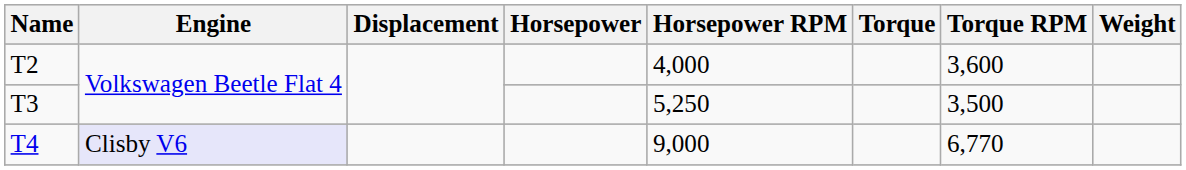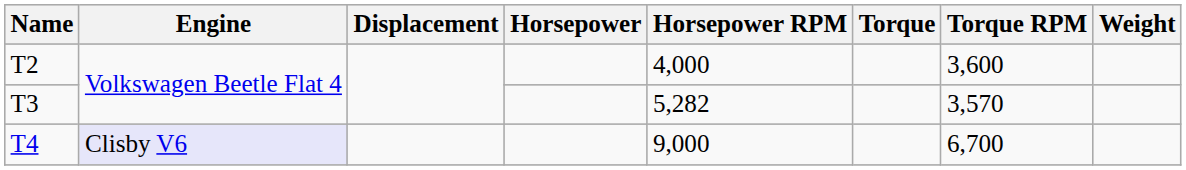(681, 104) 5,250 -> (681, 104) 5,282
(975, 104) 3,500 -> (975, 104) 3,570
(975, 143) 6,770 -> (975, 143) 6,700
